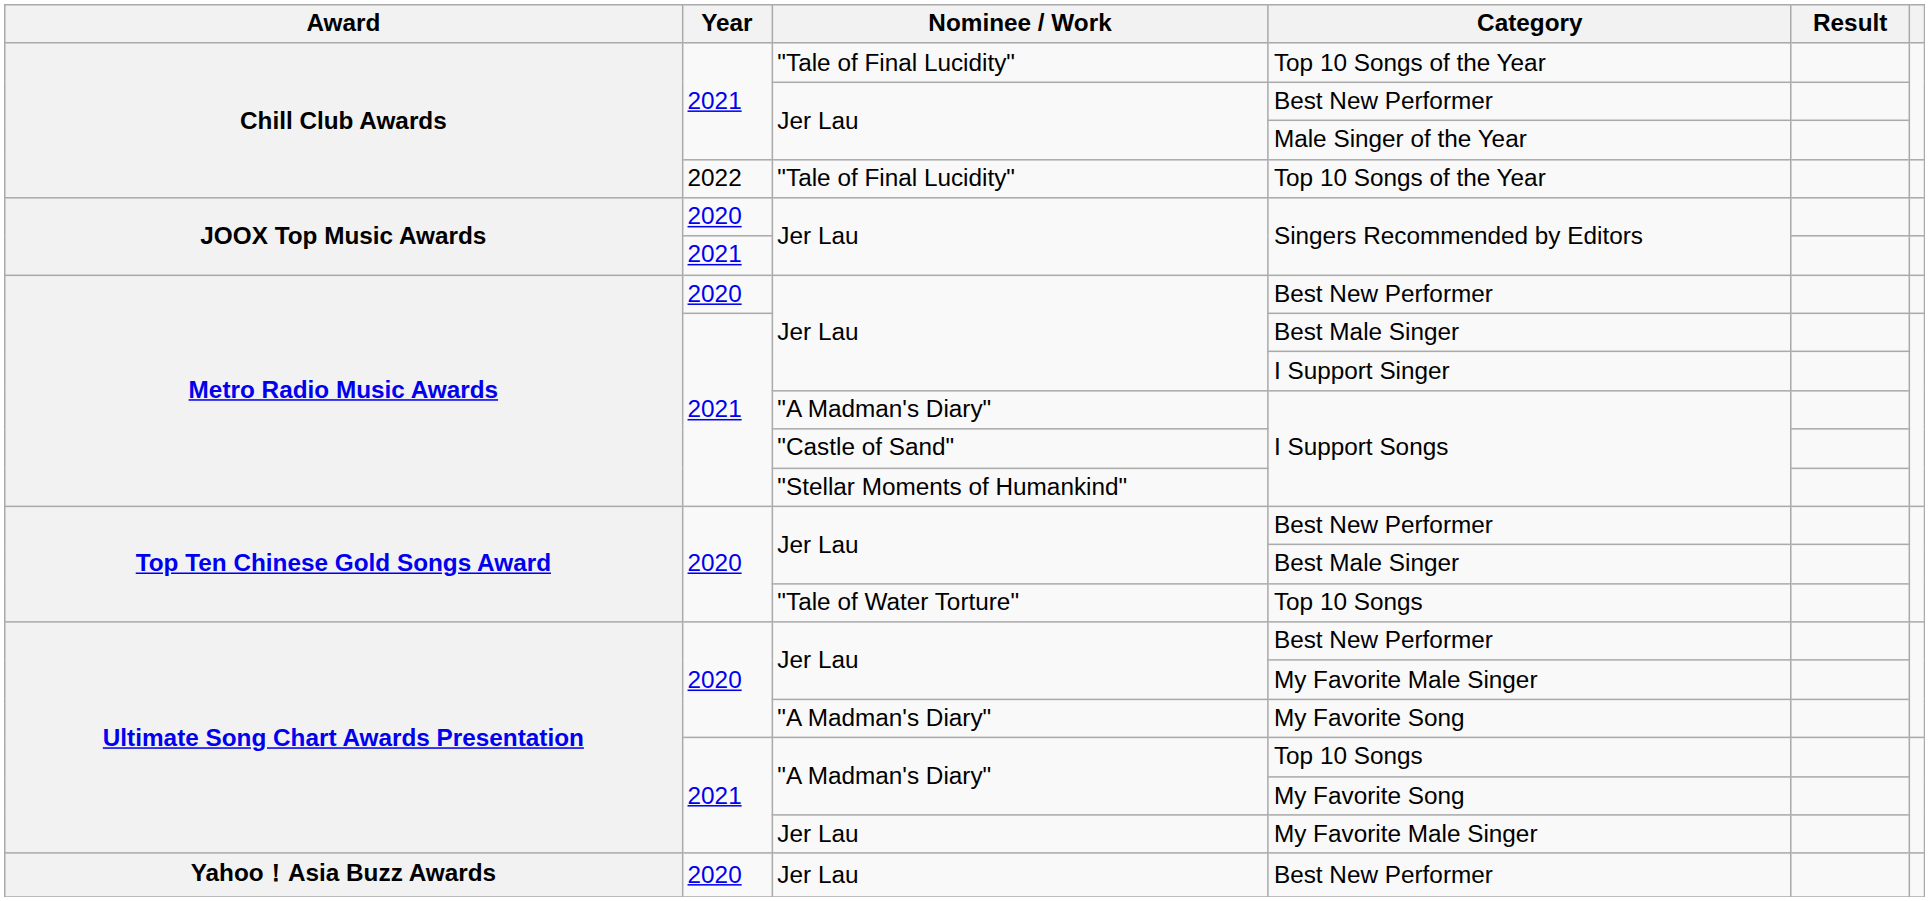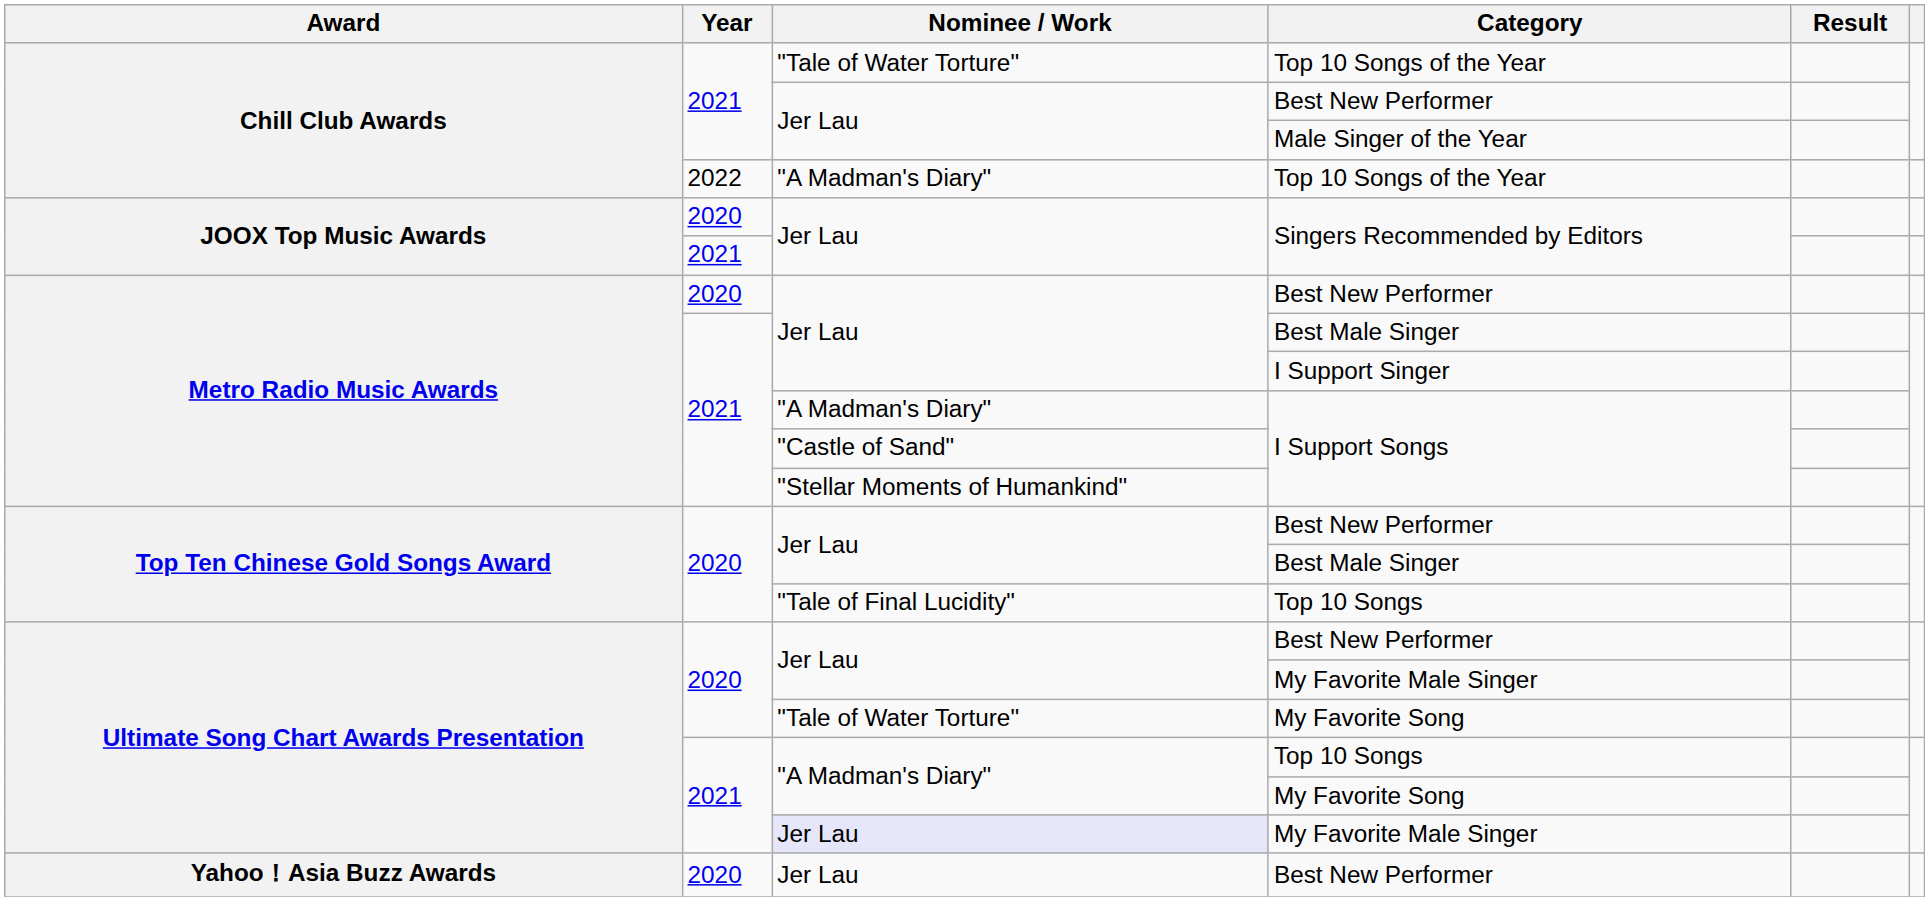(896, 62) "Tale of Final Lucidity" -> (898, 62) "Tale of Water Torture"
(896, 178) "Tale of Final Lucidity" -> (884, 178) "A Madman's Diary"
(898, 602) "Tale of Water Torture" -> (896, 602) "Tale of Final Lucidity"
(884, 718) "A Madman's Diary" -> (898, 718) "Tale of Water Torture"
(818, 833) no background -> (818, 833) lavender background
